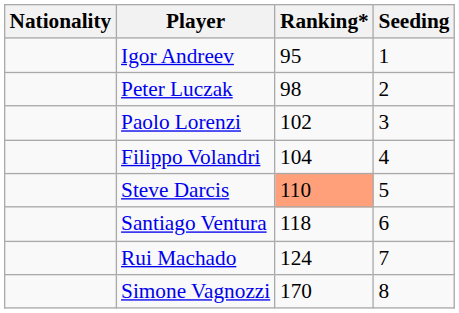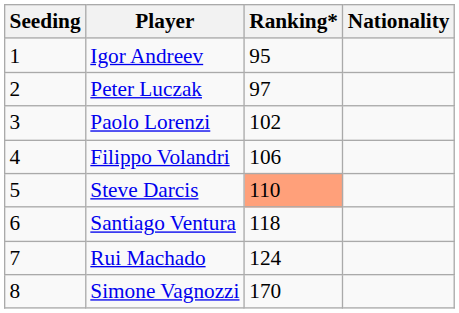columns swapped: (60, 21) <-> (414, 21)
(291, 88) 98 -> (260, 88) 97
(296, 156) 104 -> (265, 156) 106
